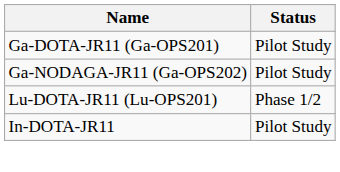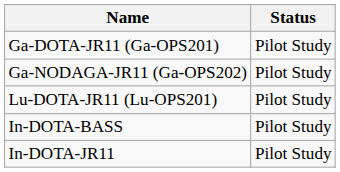(288, 99) Phase 1/2 -> (293, 99) Pilot Study
+ row: (66, 126)
